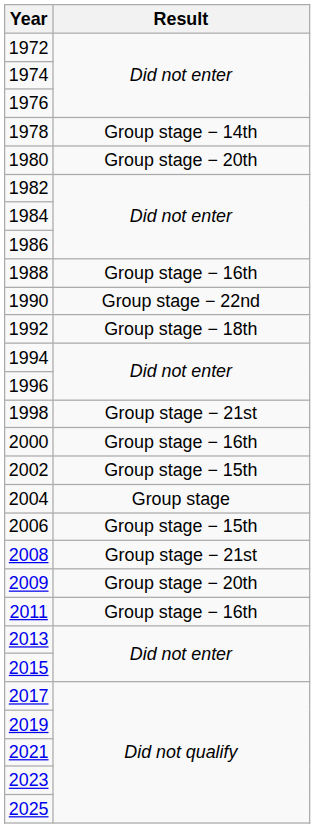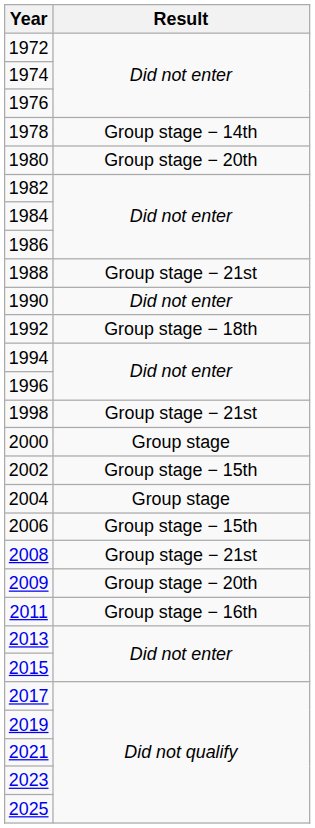(181, 273) Group stage − 16th -> (181, 273) Group stage − 21st
(181, 301) Group stage − 22nd -> (181, 301) Did not enter
(181, 442) Group stage − 16th -> (181, 442) Group stage
